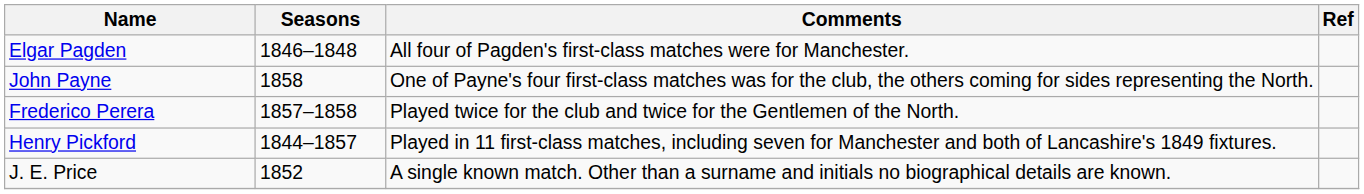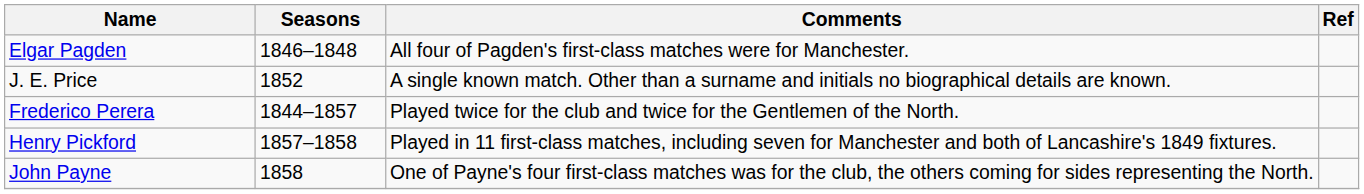rows swapped: (60, 81) <-> (53, 173)
(308, 111) 1857–1858 -> (308, 111) 1844–1857
(308, 142) 1844–1857 -> (308, 142) 1857–1858
